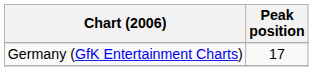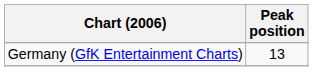(277, 54) 17 -> (277, 54) 13
